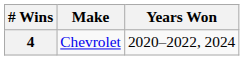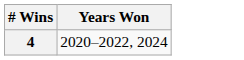- column: (90, 17)
